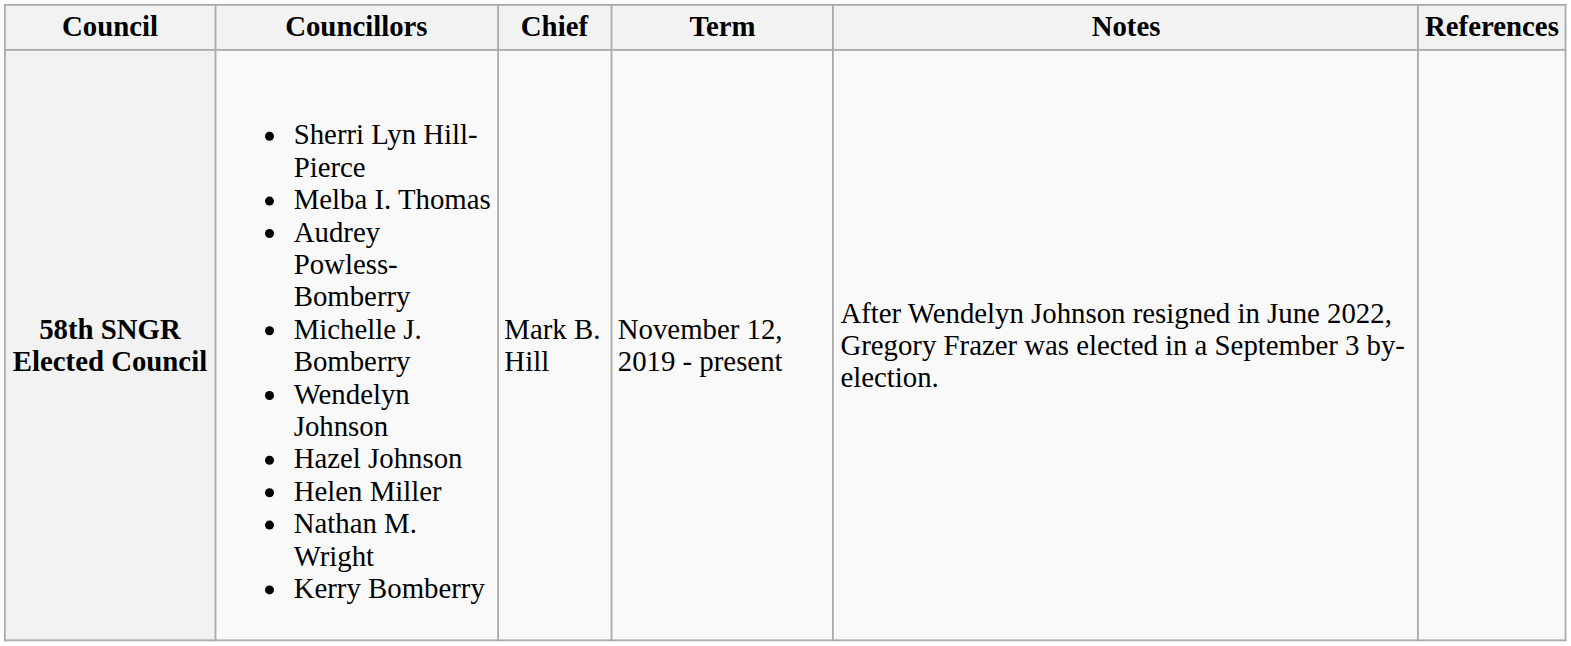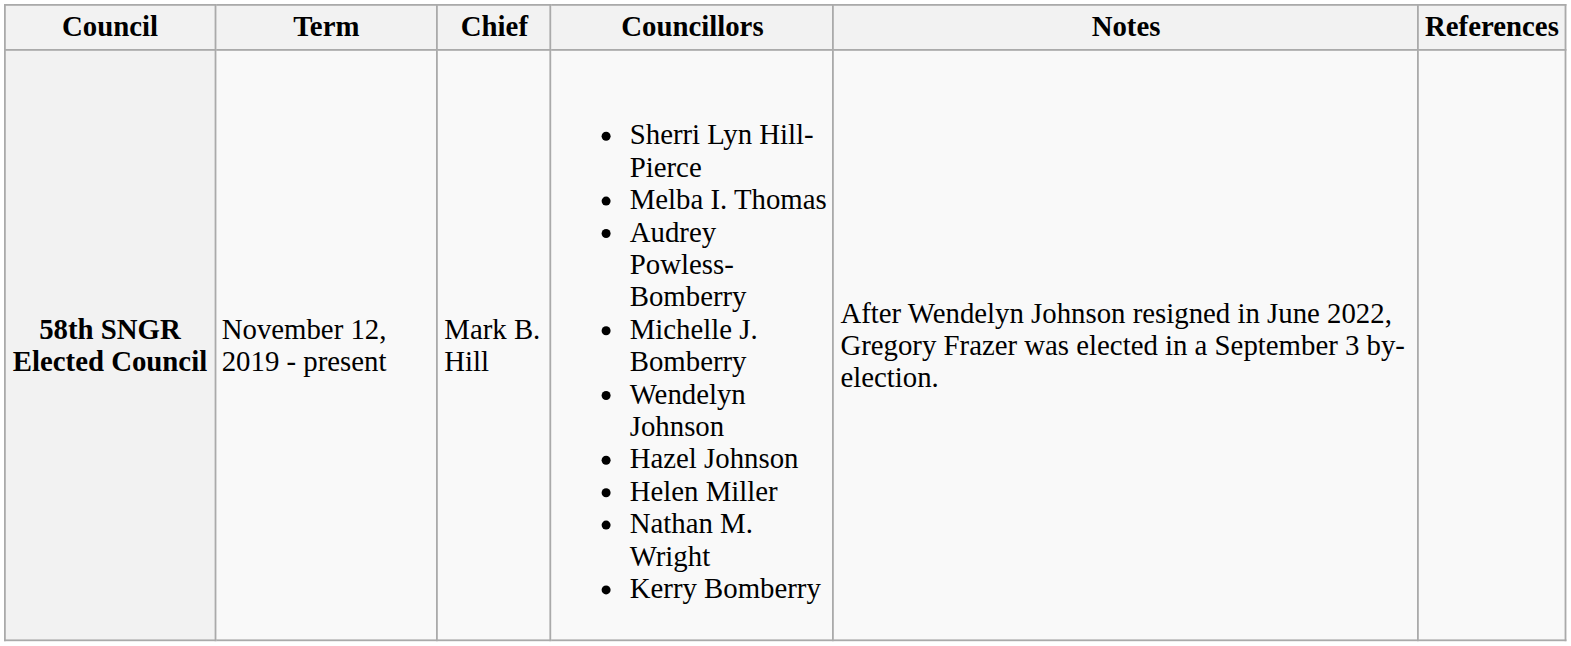columns swapped: (722, 27) <-> (356, 27)
